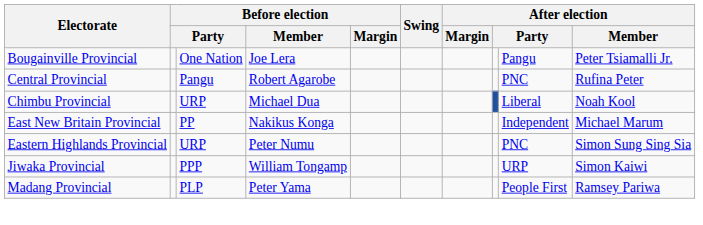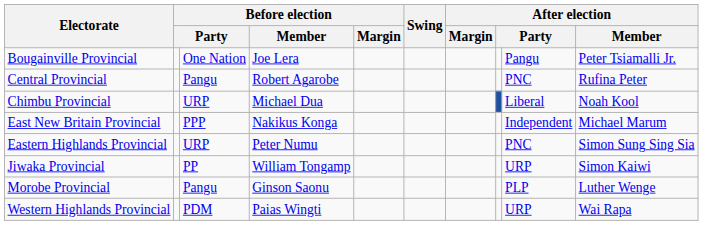(187, 123) PP -> (194, 123) PPP
(191, 166) PPP -> (190, 166) PP
- row: (59, 187)
+ row: (59, 187)
+ row: (89, 209)
